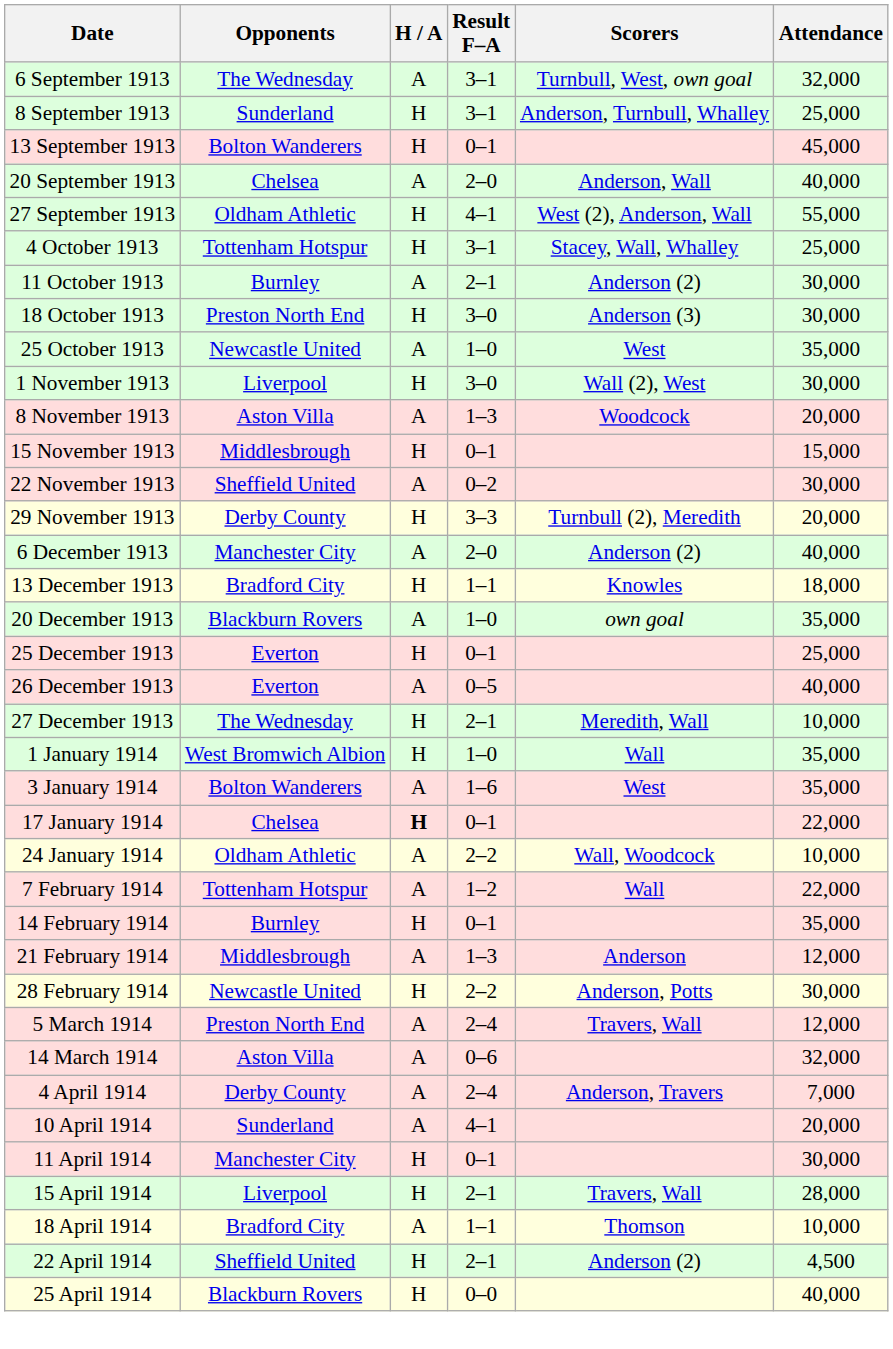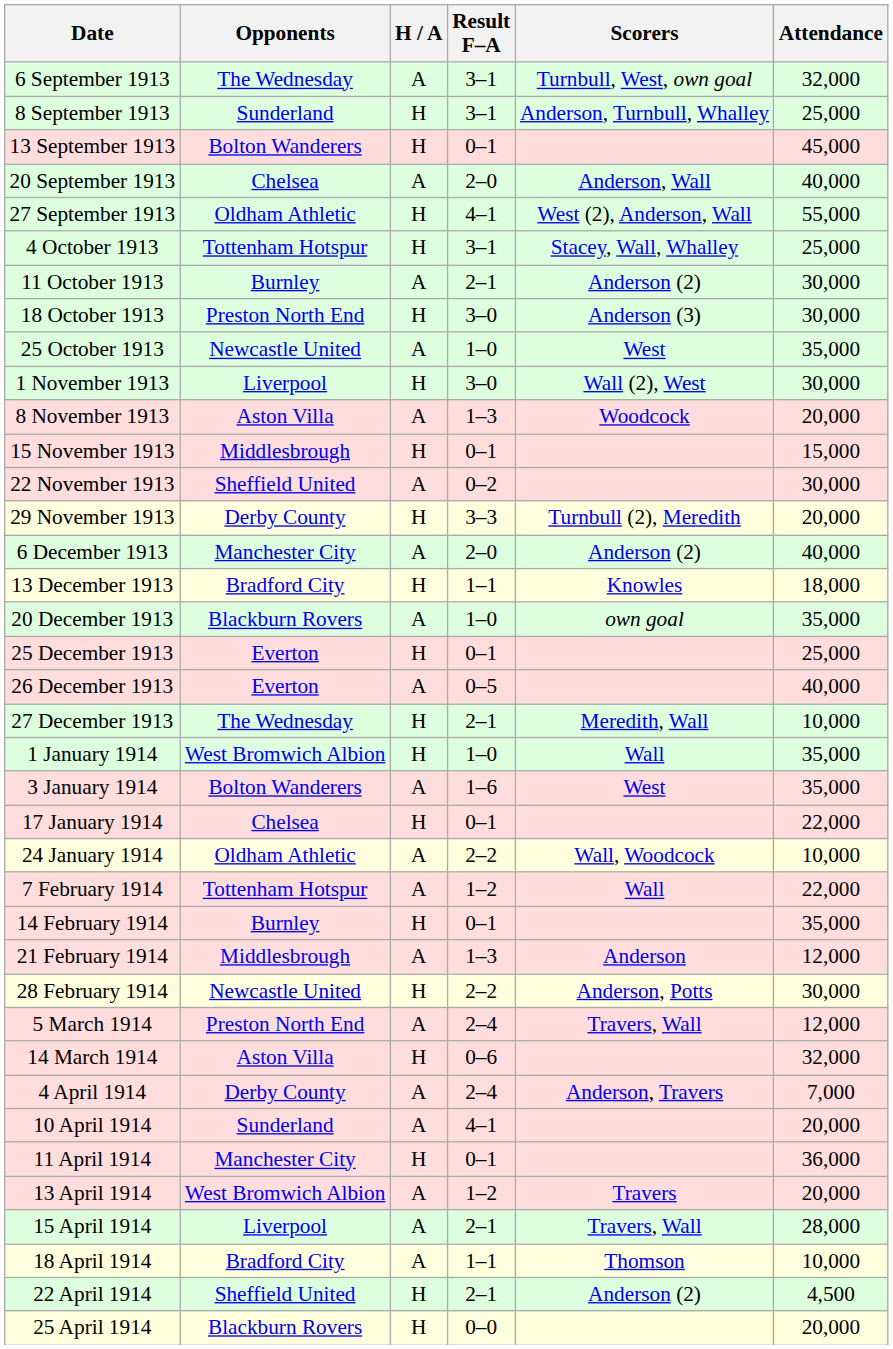(419, 821) bold -> (419, 821) normal
(419, 1057) A -> (419, 1057) H
(831, 1159) 30,000 -> (831, 1159) 36,000
+ row: (92, 1192)
(419, 1192) H -> (419, 1226) A
(831, 1294) 40,000 -> (831, 1327) 20,000
